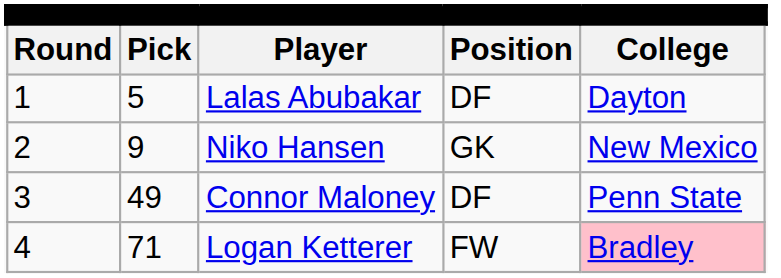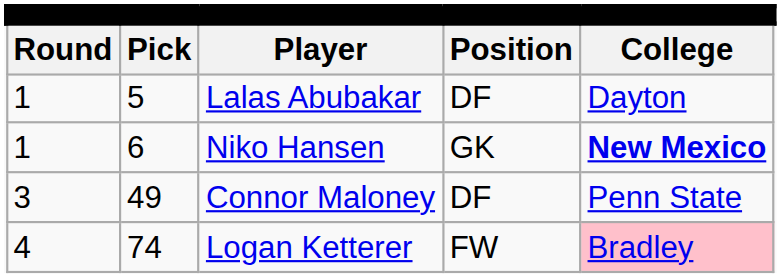(22, 148) 2 -> (22, 148) 1
(136, 148) 9 -> (136, 148) 6
(673, 148) normal -> (677, 148) bold
(144, 247) 71 -> (144, 247) 74
